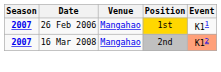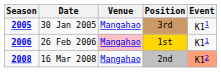+ row: (69, 26)
(22, 26) 2007 -> (22, 43) 2006
(121, 26) no background -> (121, 43) pink background
(22, 43) 2007 -> (22, 59) 2008
